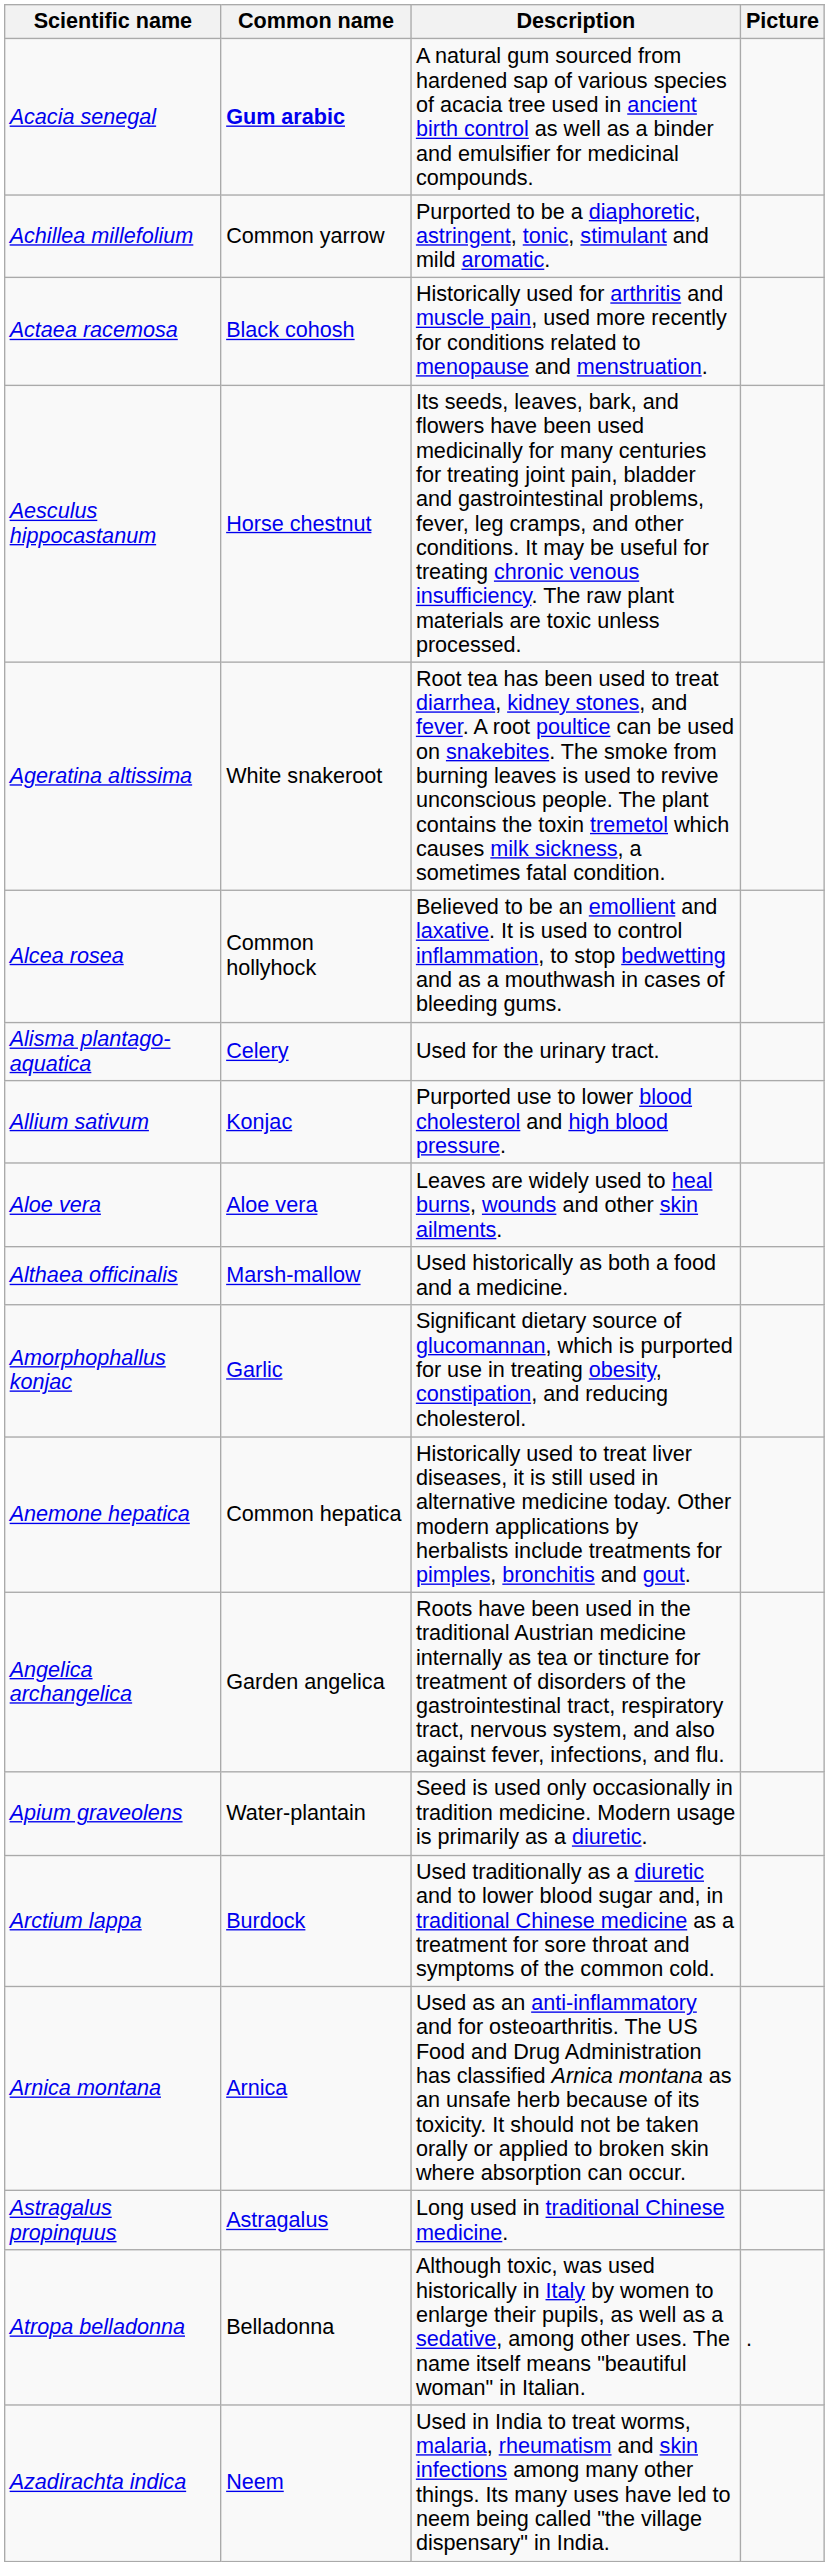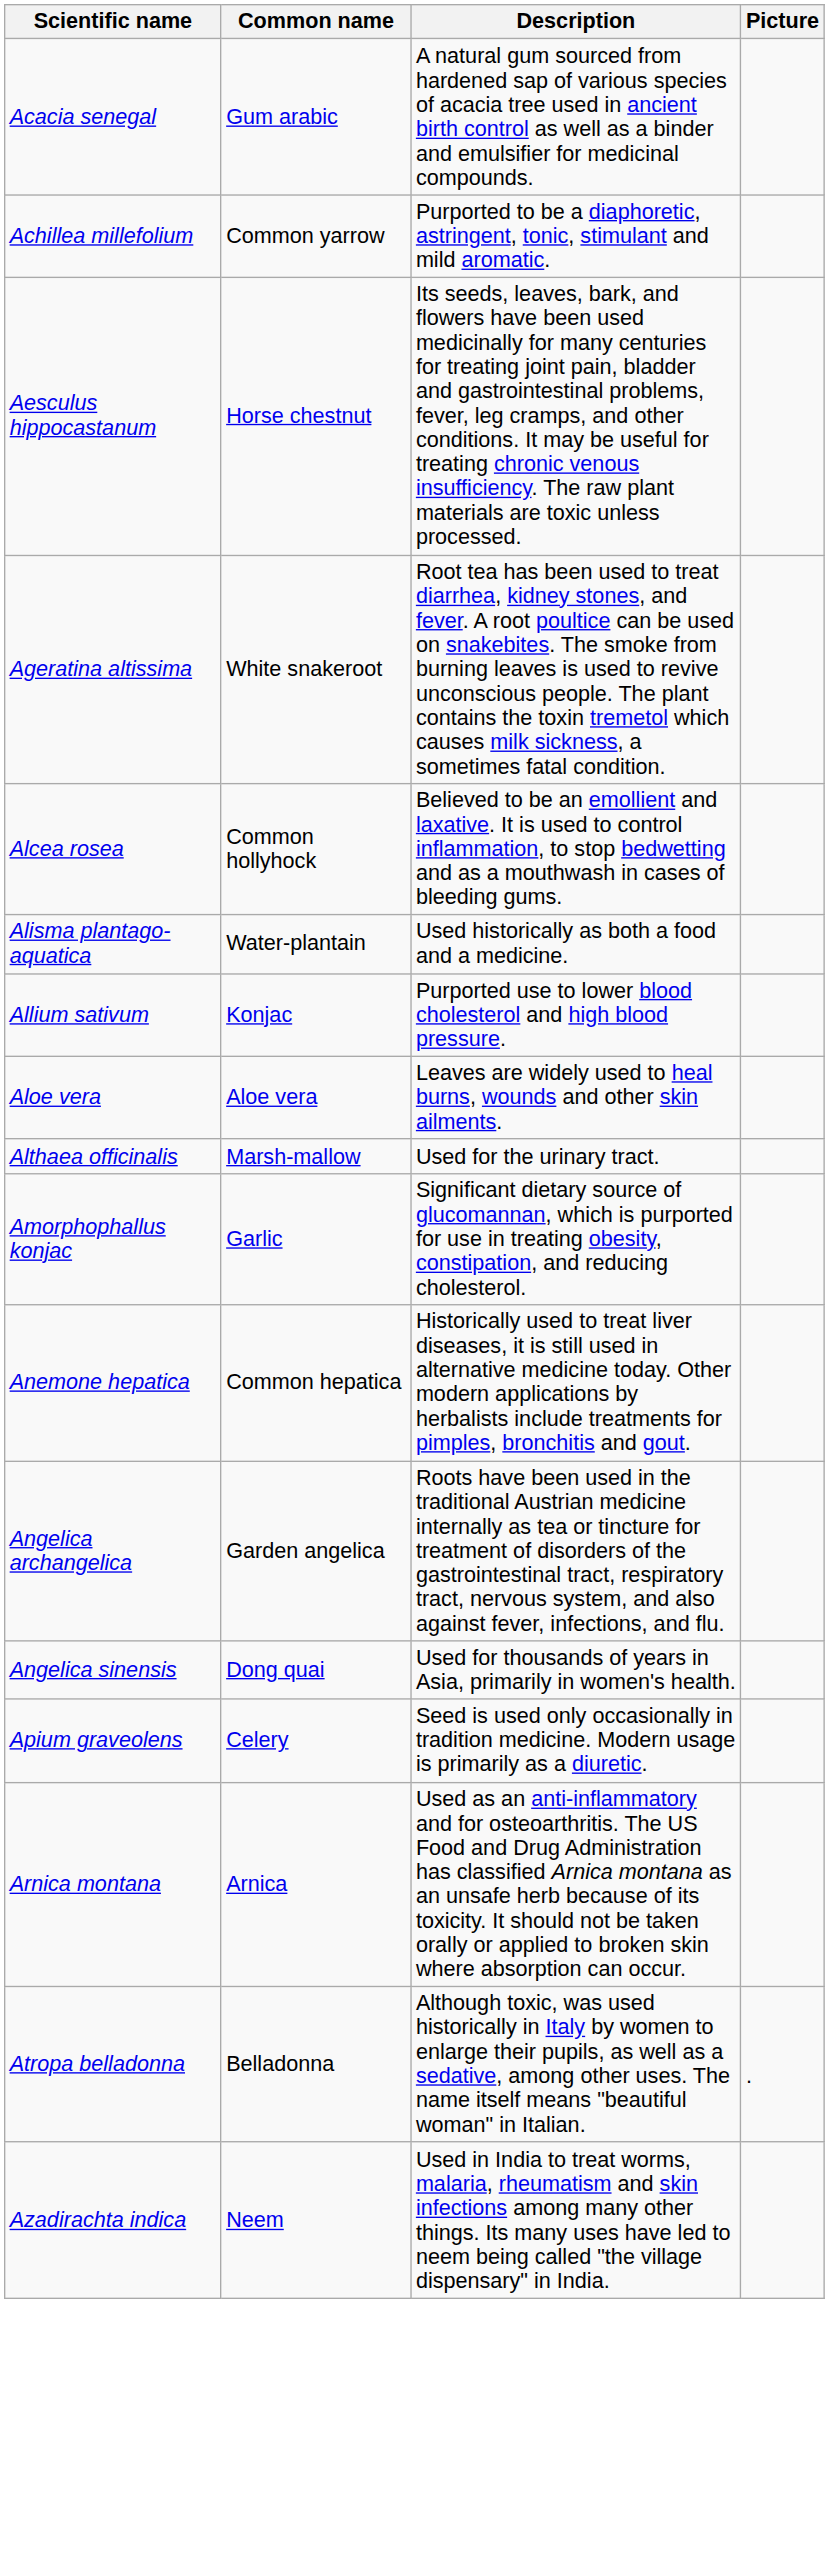(286, 116) bold -> (282, 116) normal
- row: (94, 330)
(257, 1051) Celery -> (296, 944) Water-plantain
(538, 1051) Used for the urinary tract. -> (566, 944) Used historically as both a food and a medicine.
(566, 1275) Used historically as both a food and a medicine. -> (538, 1156) Used for the urinary tract.
+ row: (93, 1669)
(296, 1813) Water-plantain -> (257, 1740) Celery
- row: (76, 1920)
- row: (63, 2219)
